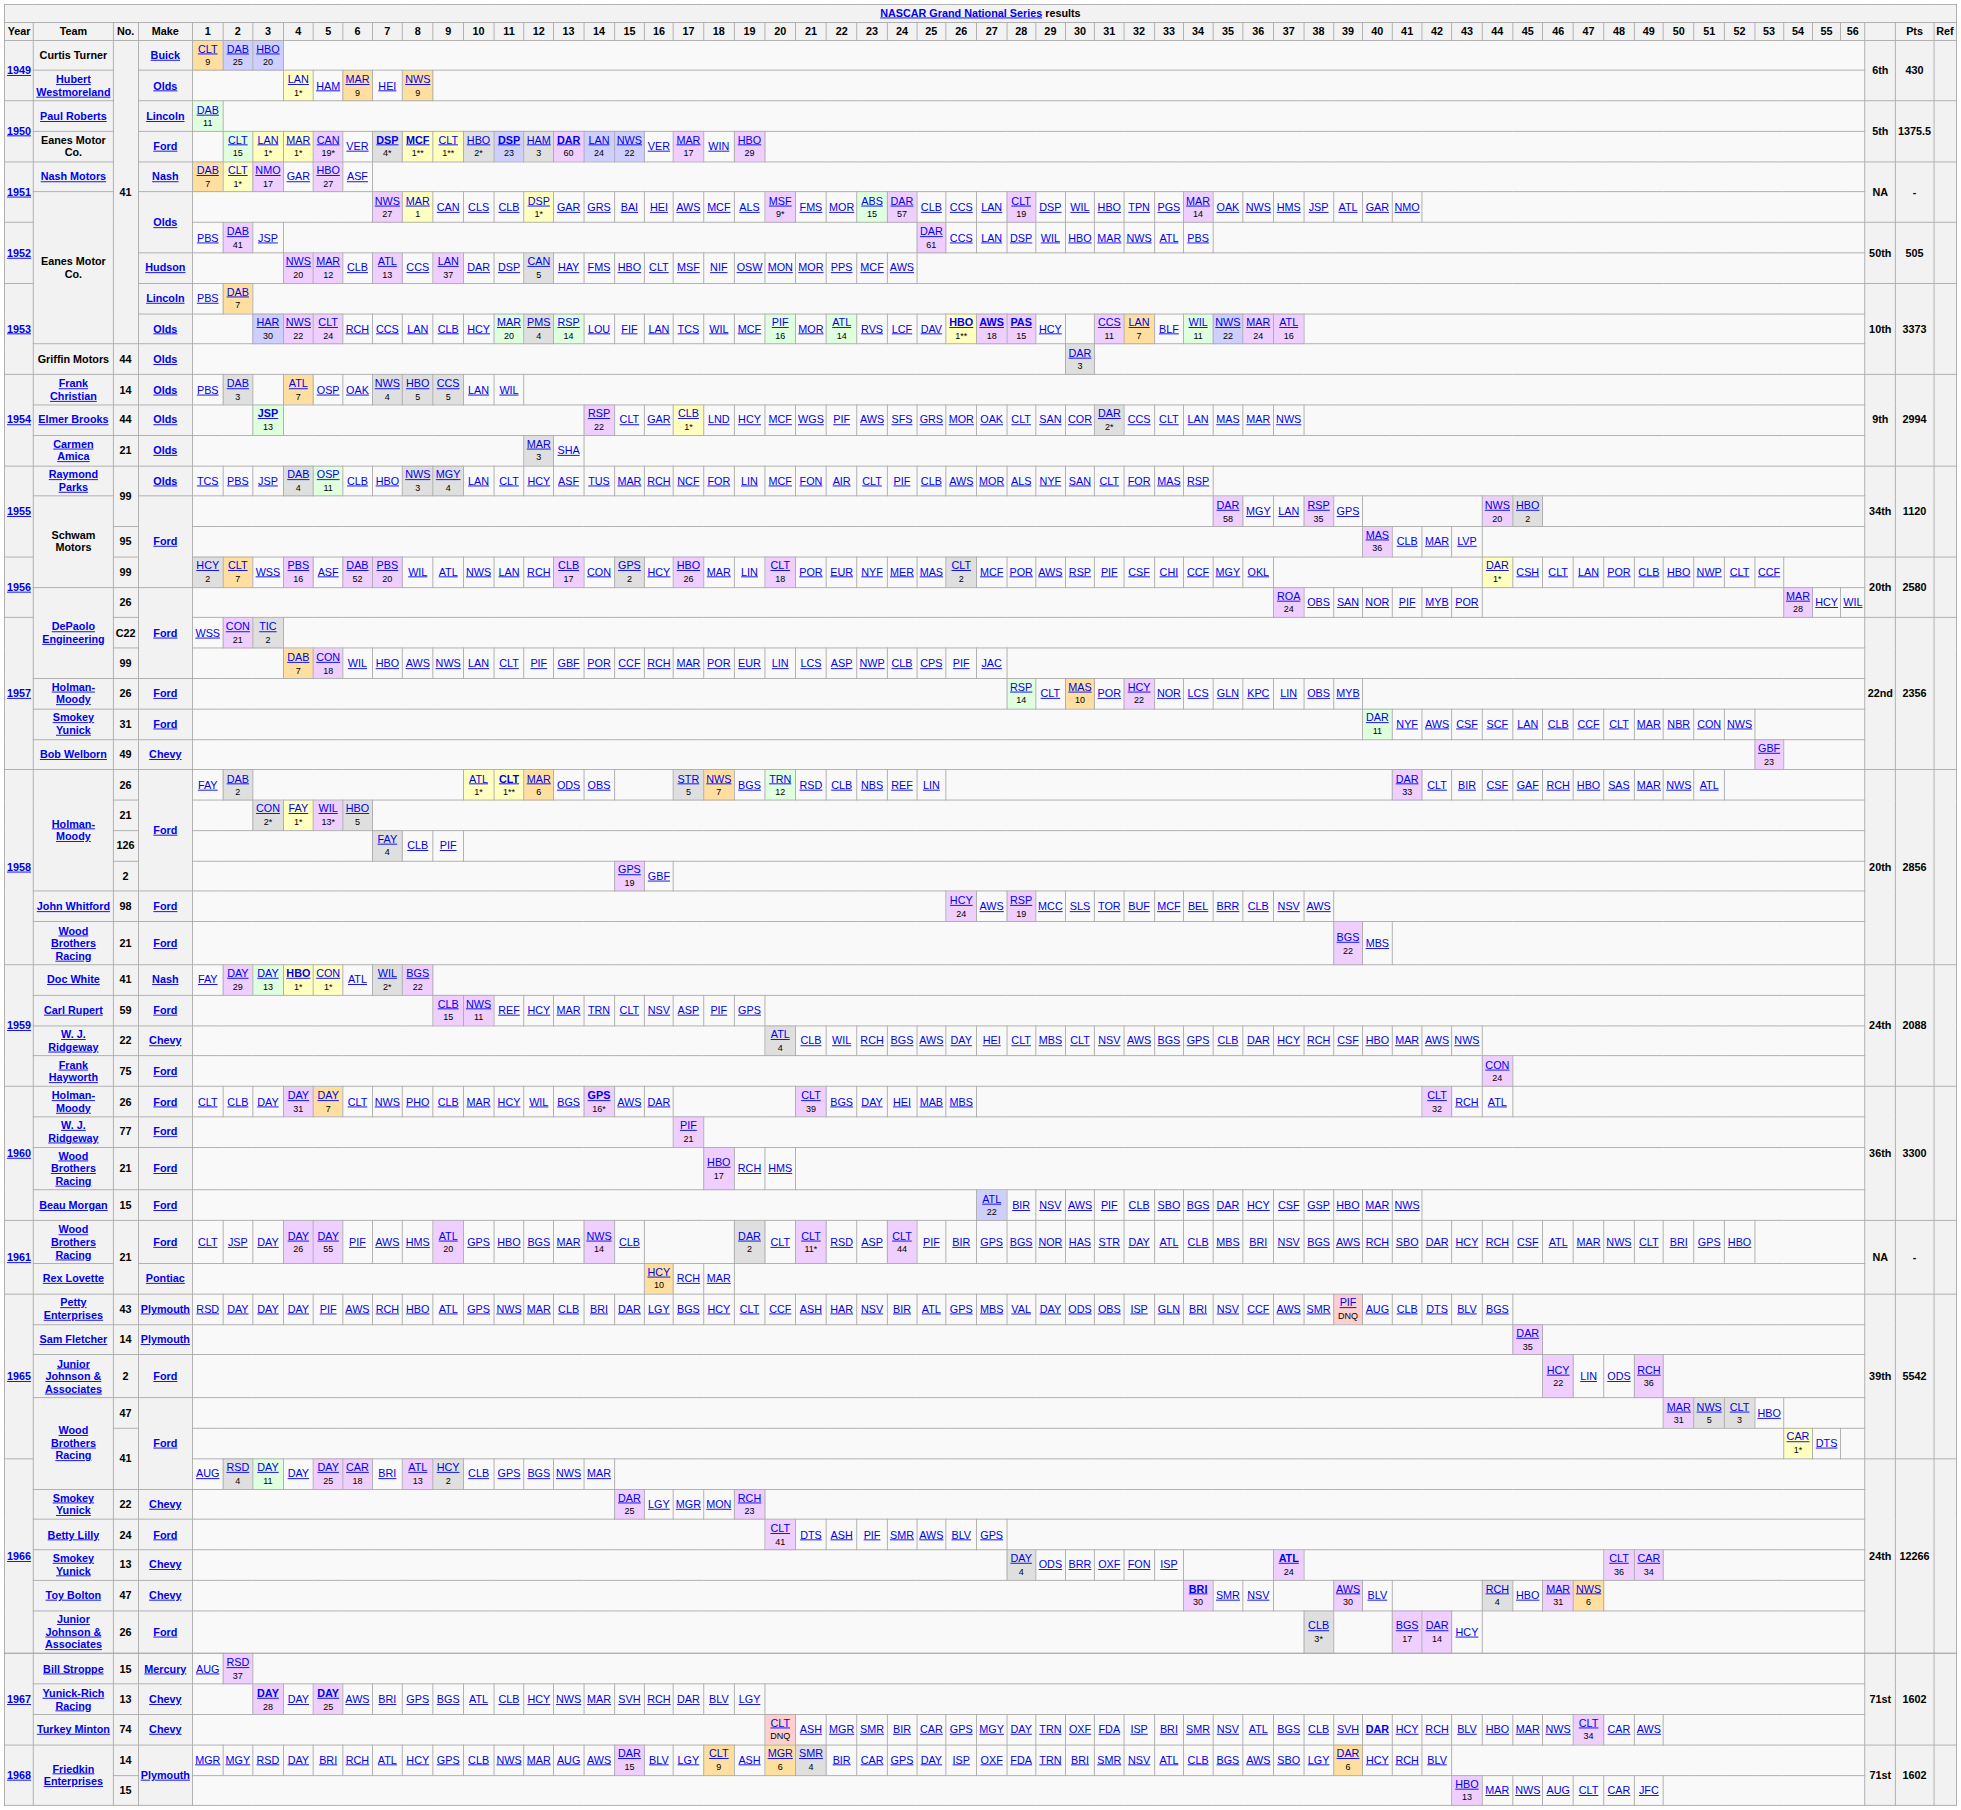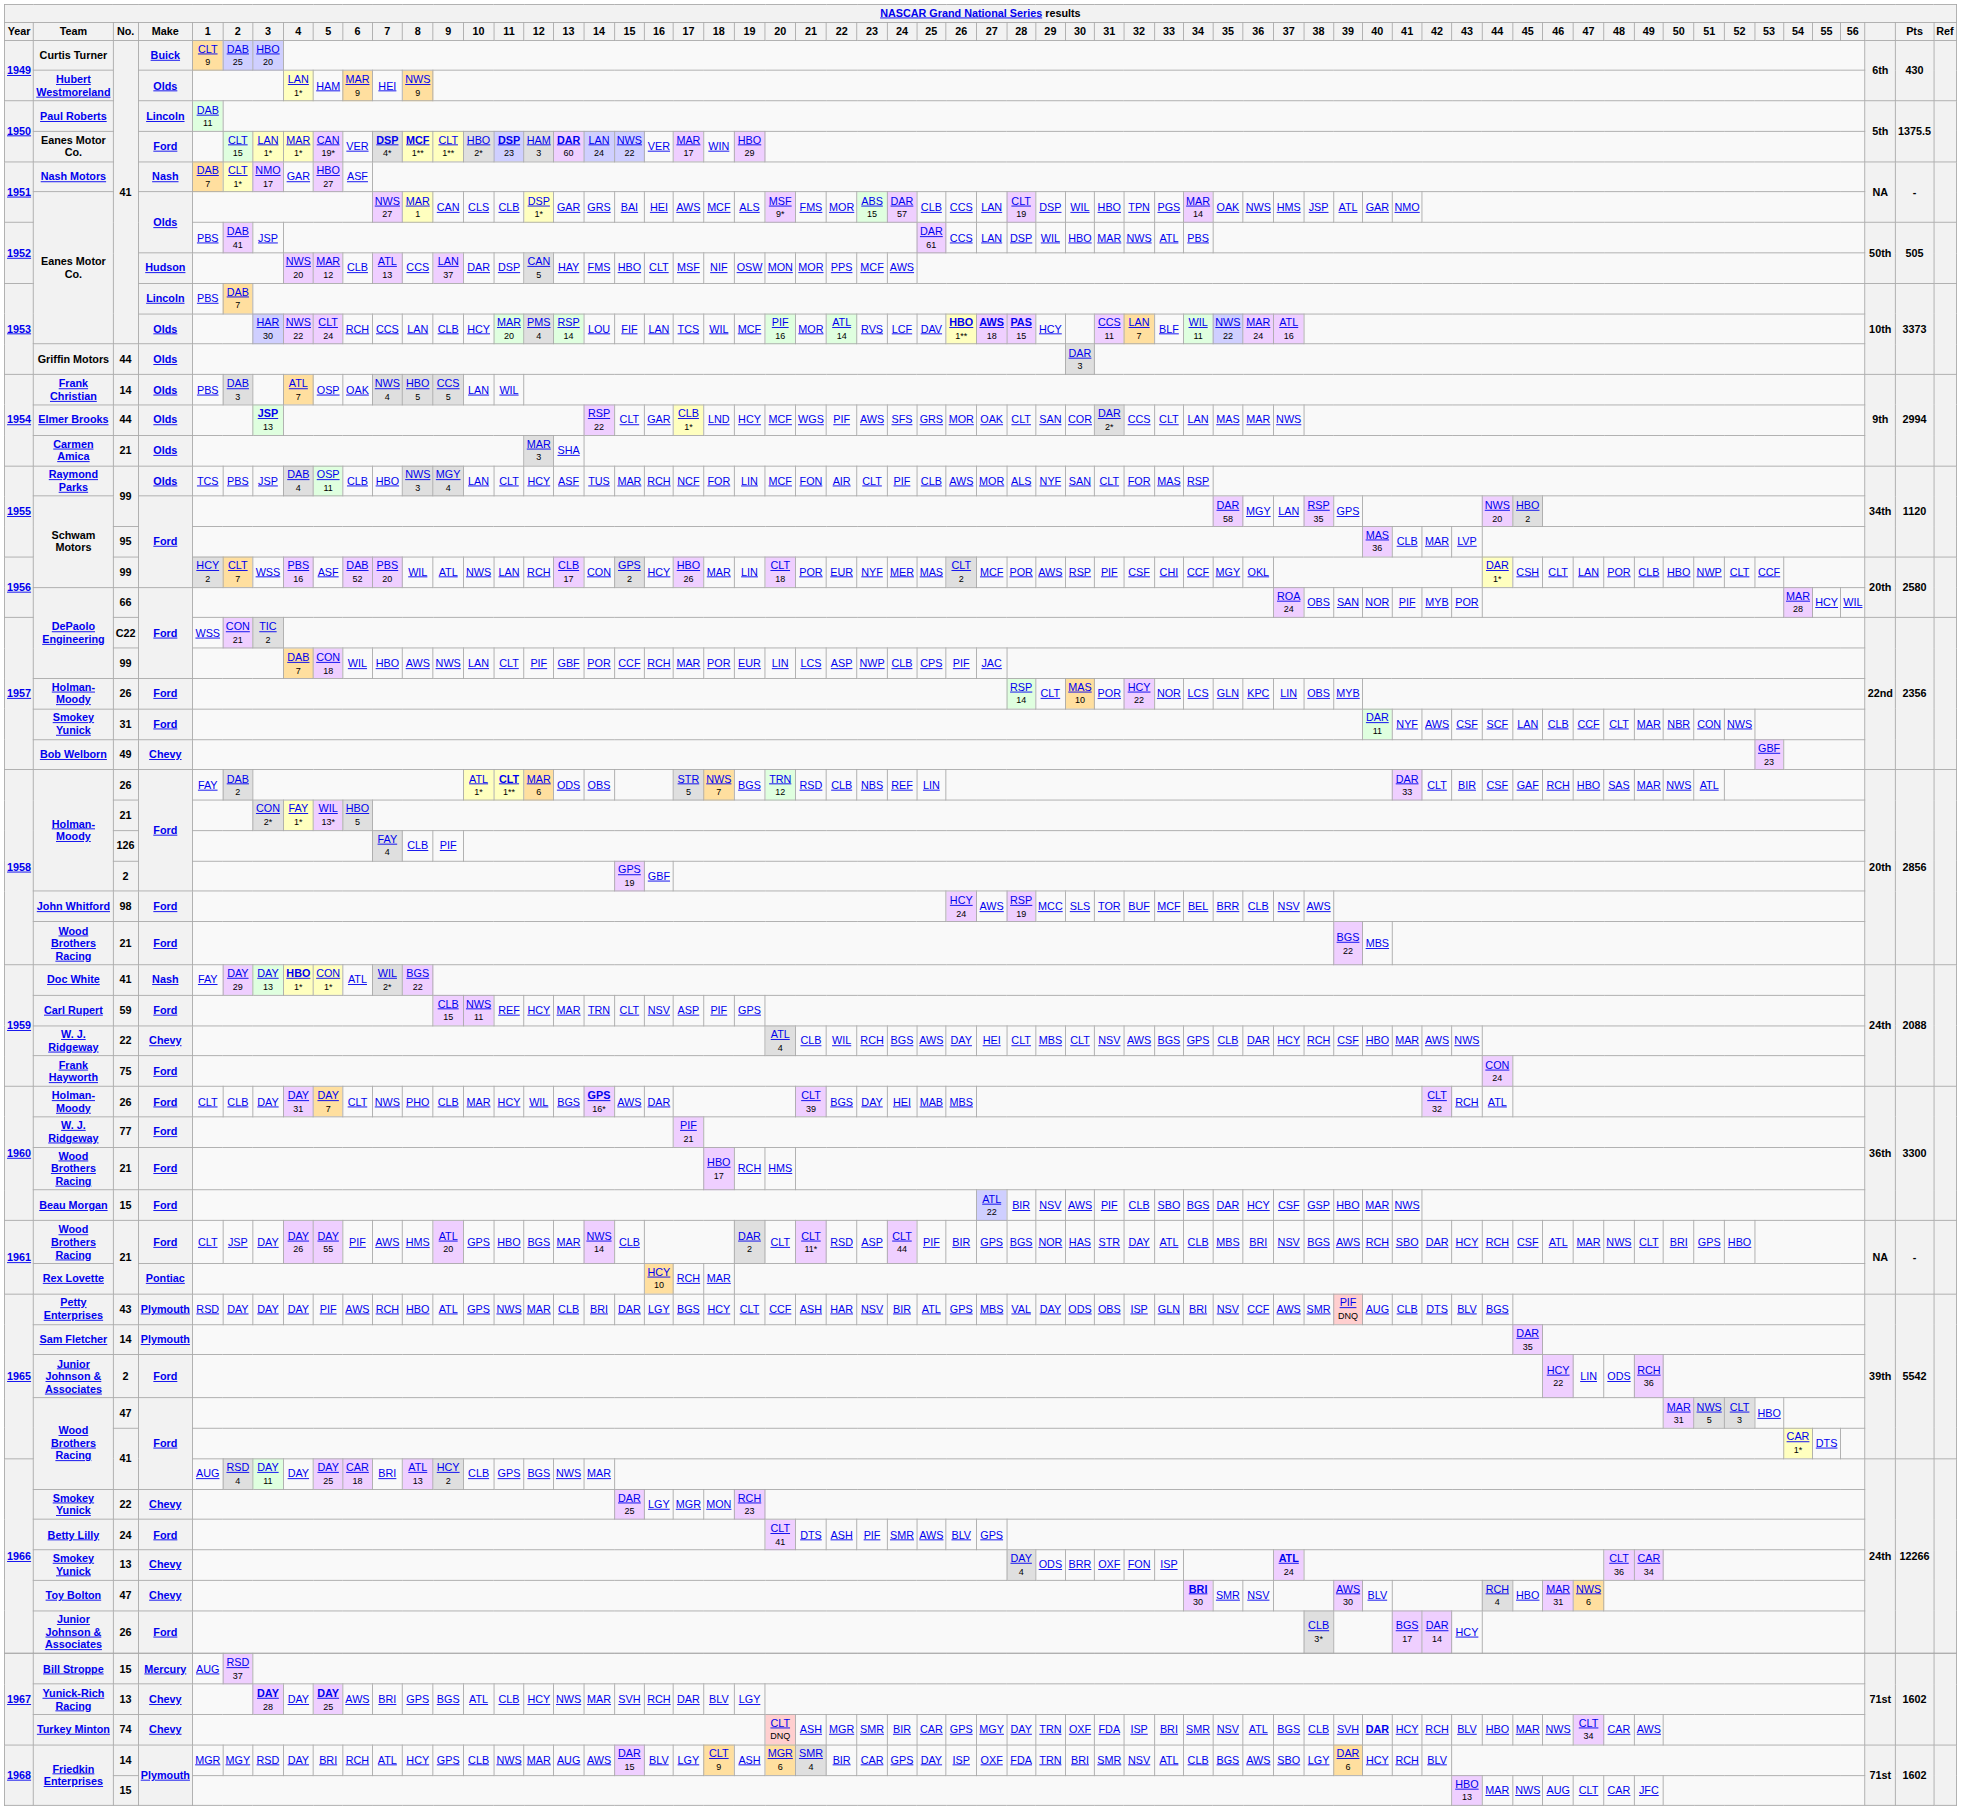(126, 603) 26 -> (126, 603) 66
